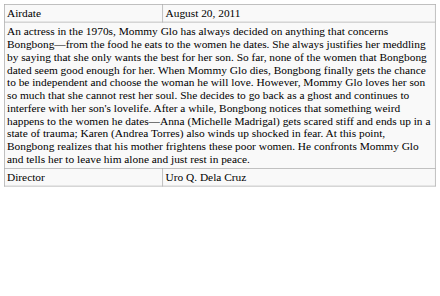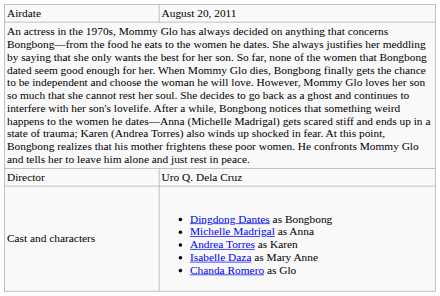+ row: (51, 238)
